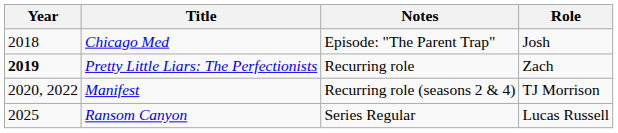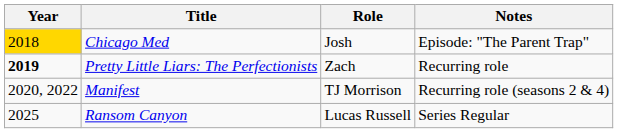columns swapped: (566, 16) <-> (420, 16)
(24, 41) no background -> (24, 41) gold background
